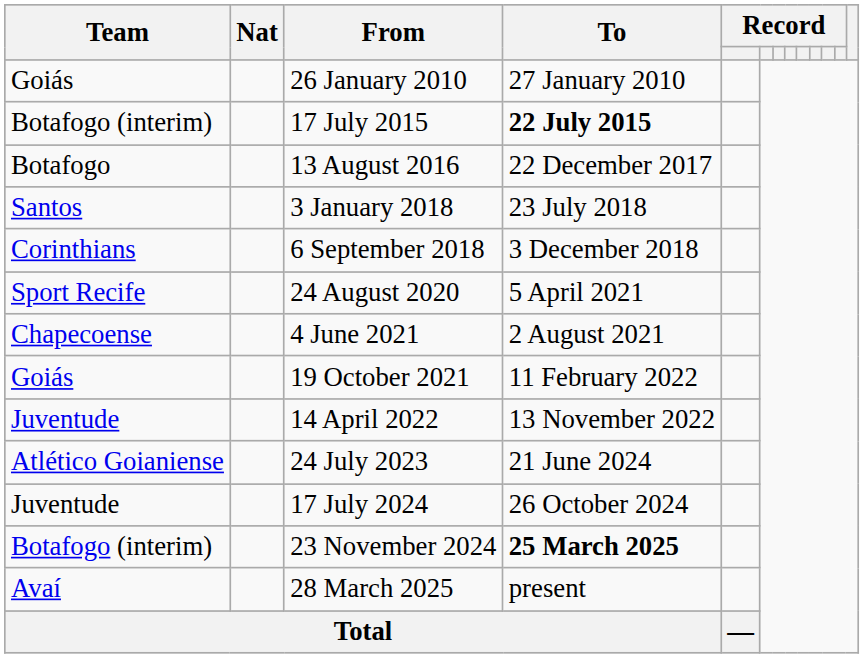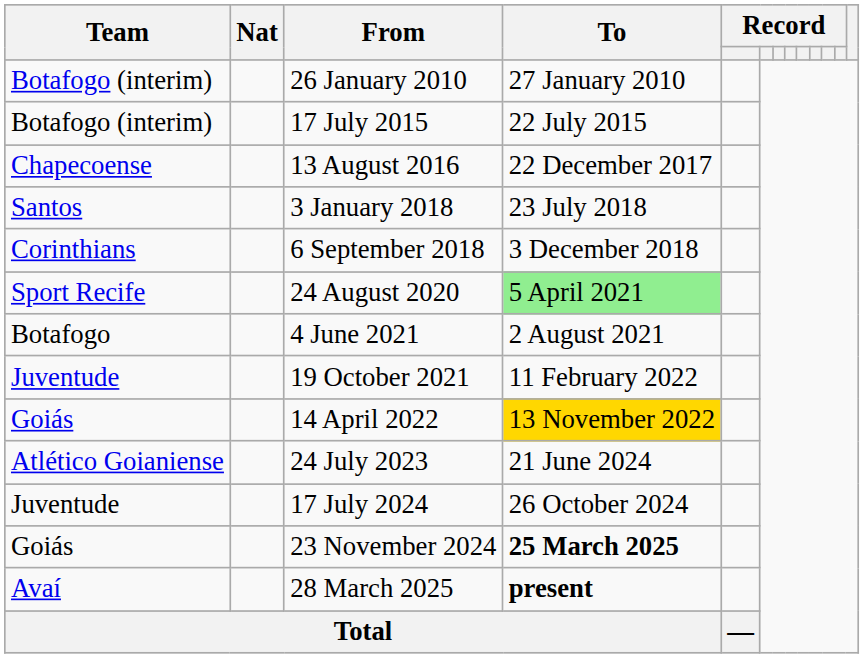(42, 80) Goiás -> (112, 80) Botafogo (interim)
(580, 122) bold -> (578, 122) normal
(61, 165) Botafogo -> (81, 165) Chapecoense
(576, 292) no background -> (576, 292) lightgreen background
(81, 334) Chapecoense -> (61, 334) Botafogo
(42, 377) Goiás -> (65, 377) Juventude
(65, 419) Juventude -> (42, 419) Goiás
(612, 419) no background -> (612, 419) gold background
(112, 546) Botafogo (interim) -> (42, 546) Goiás
(547, 588) normal -> (551, 588) bold
